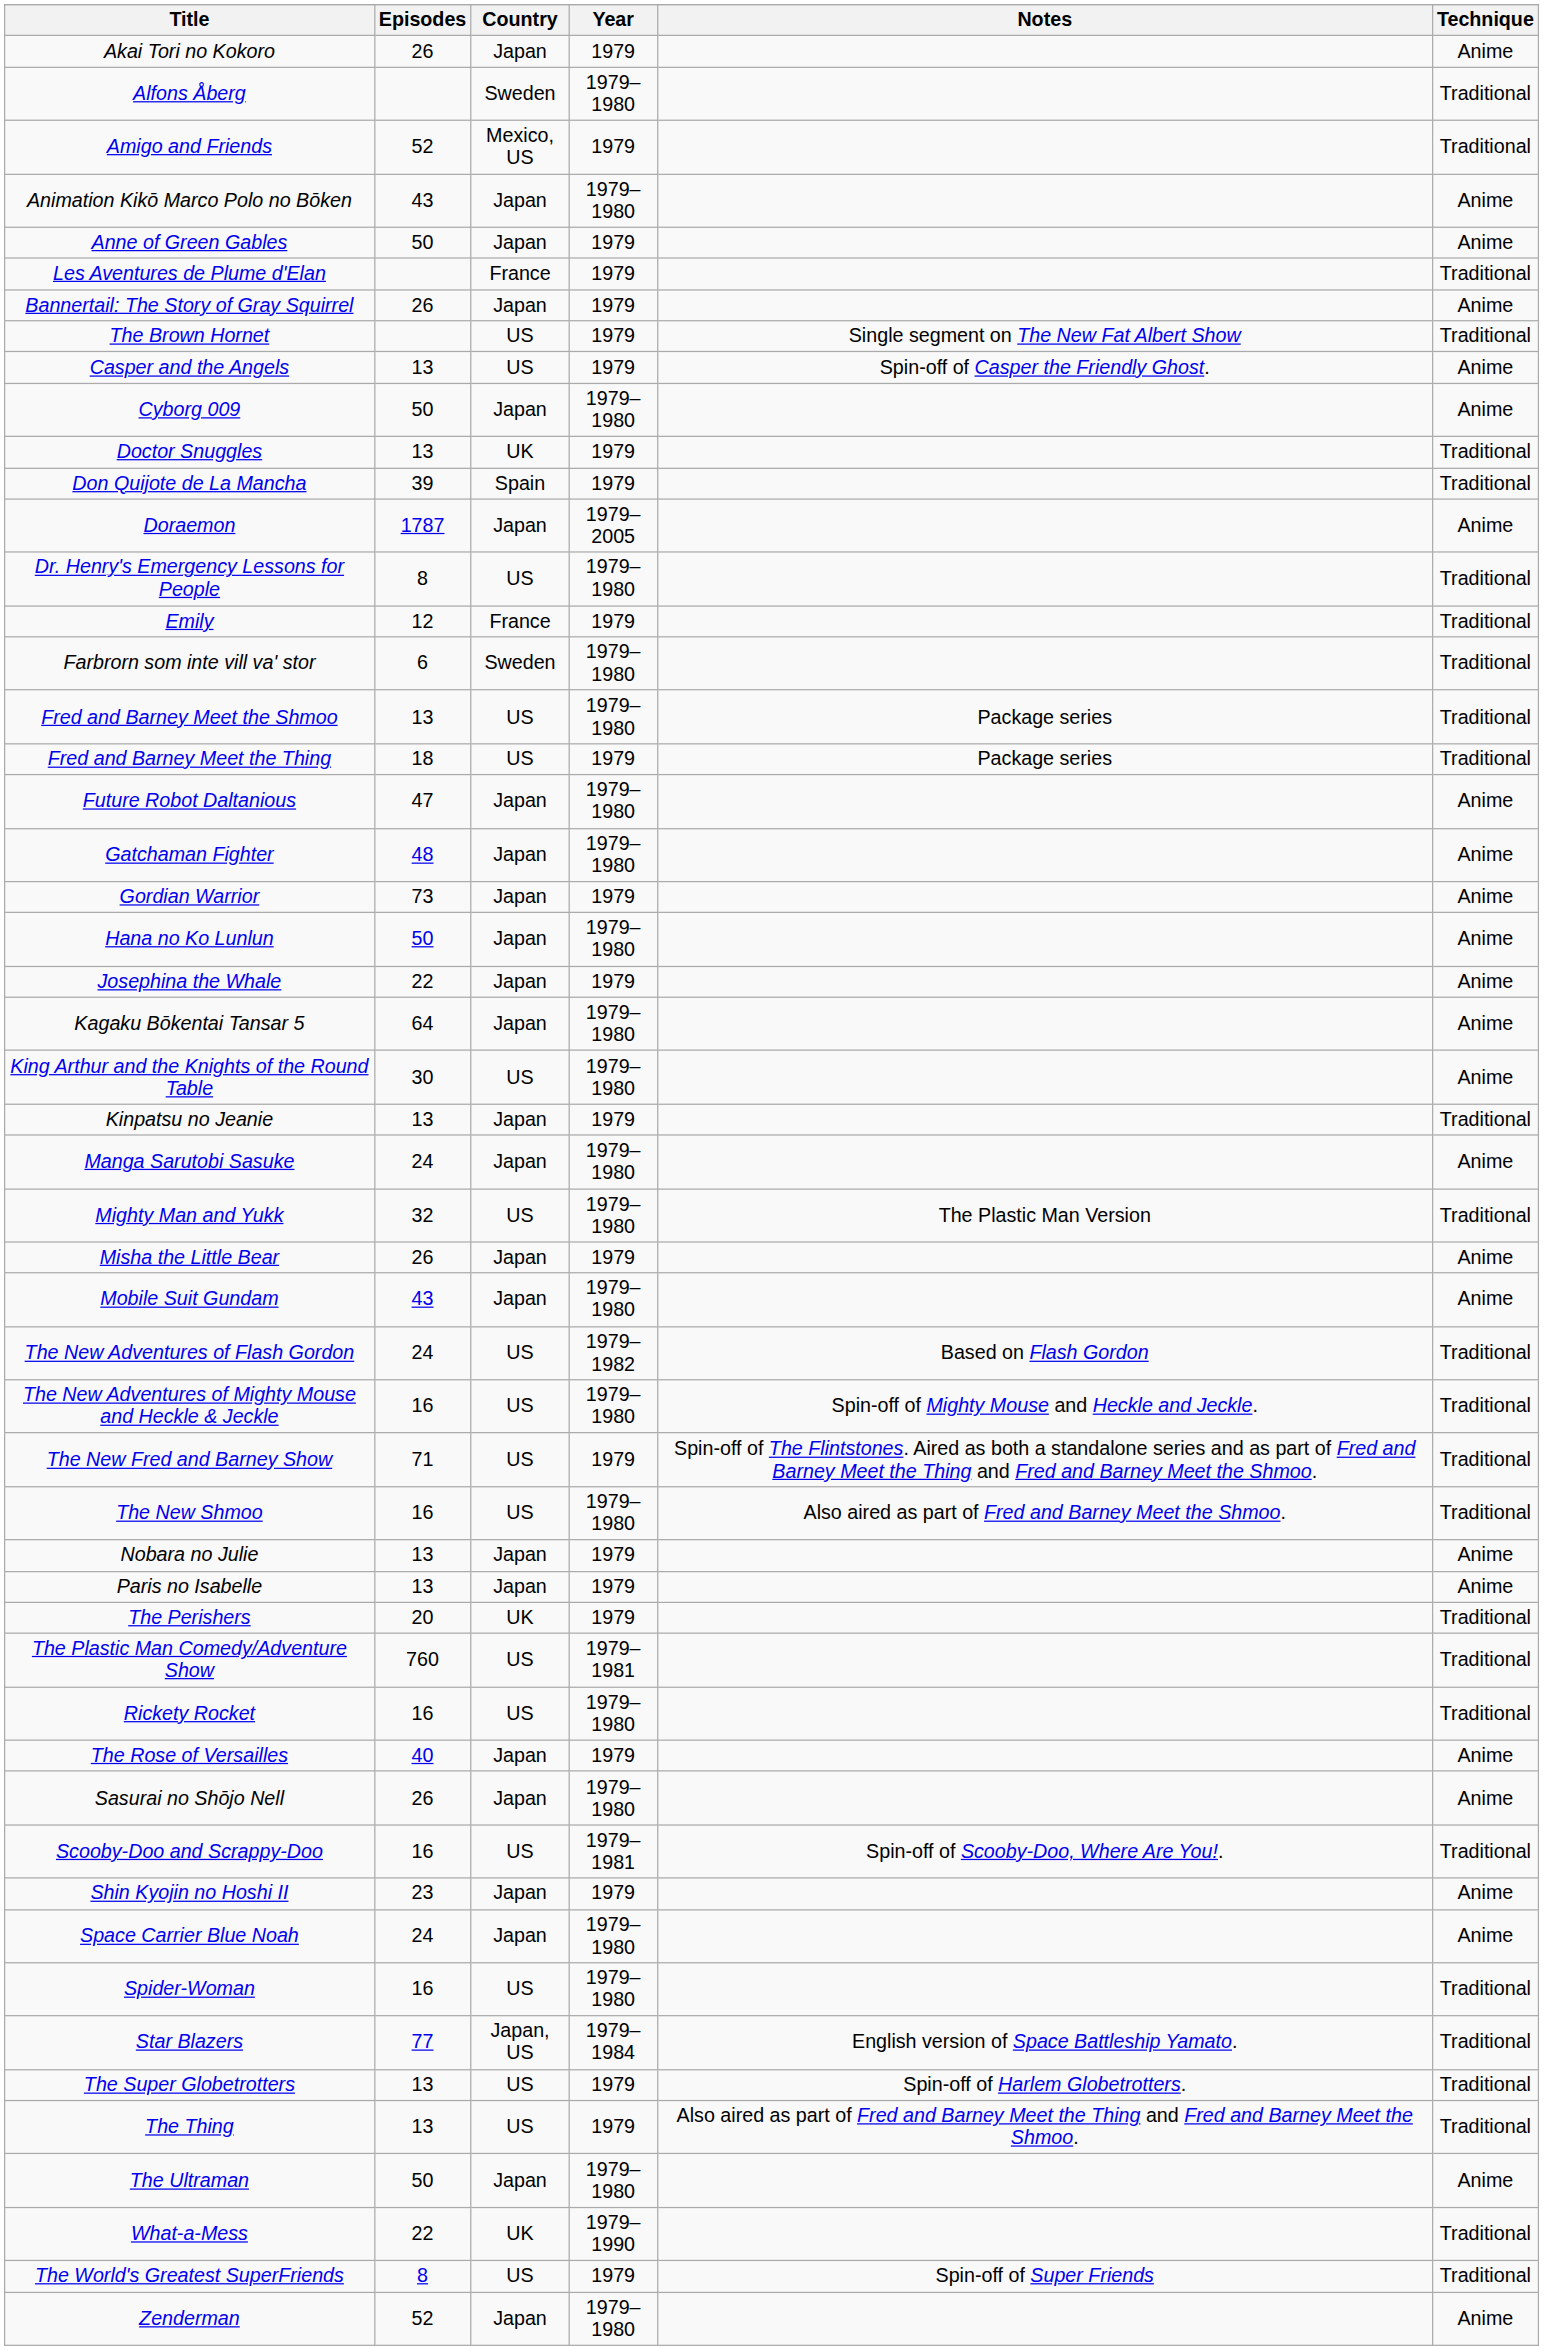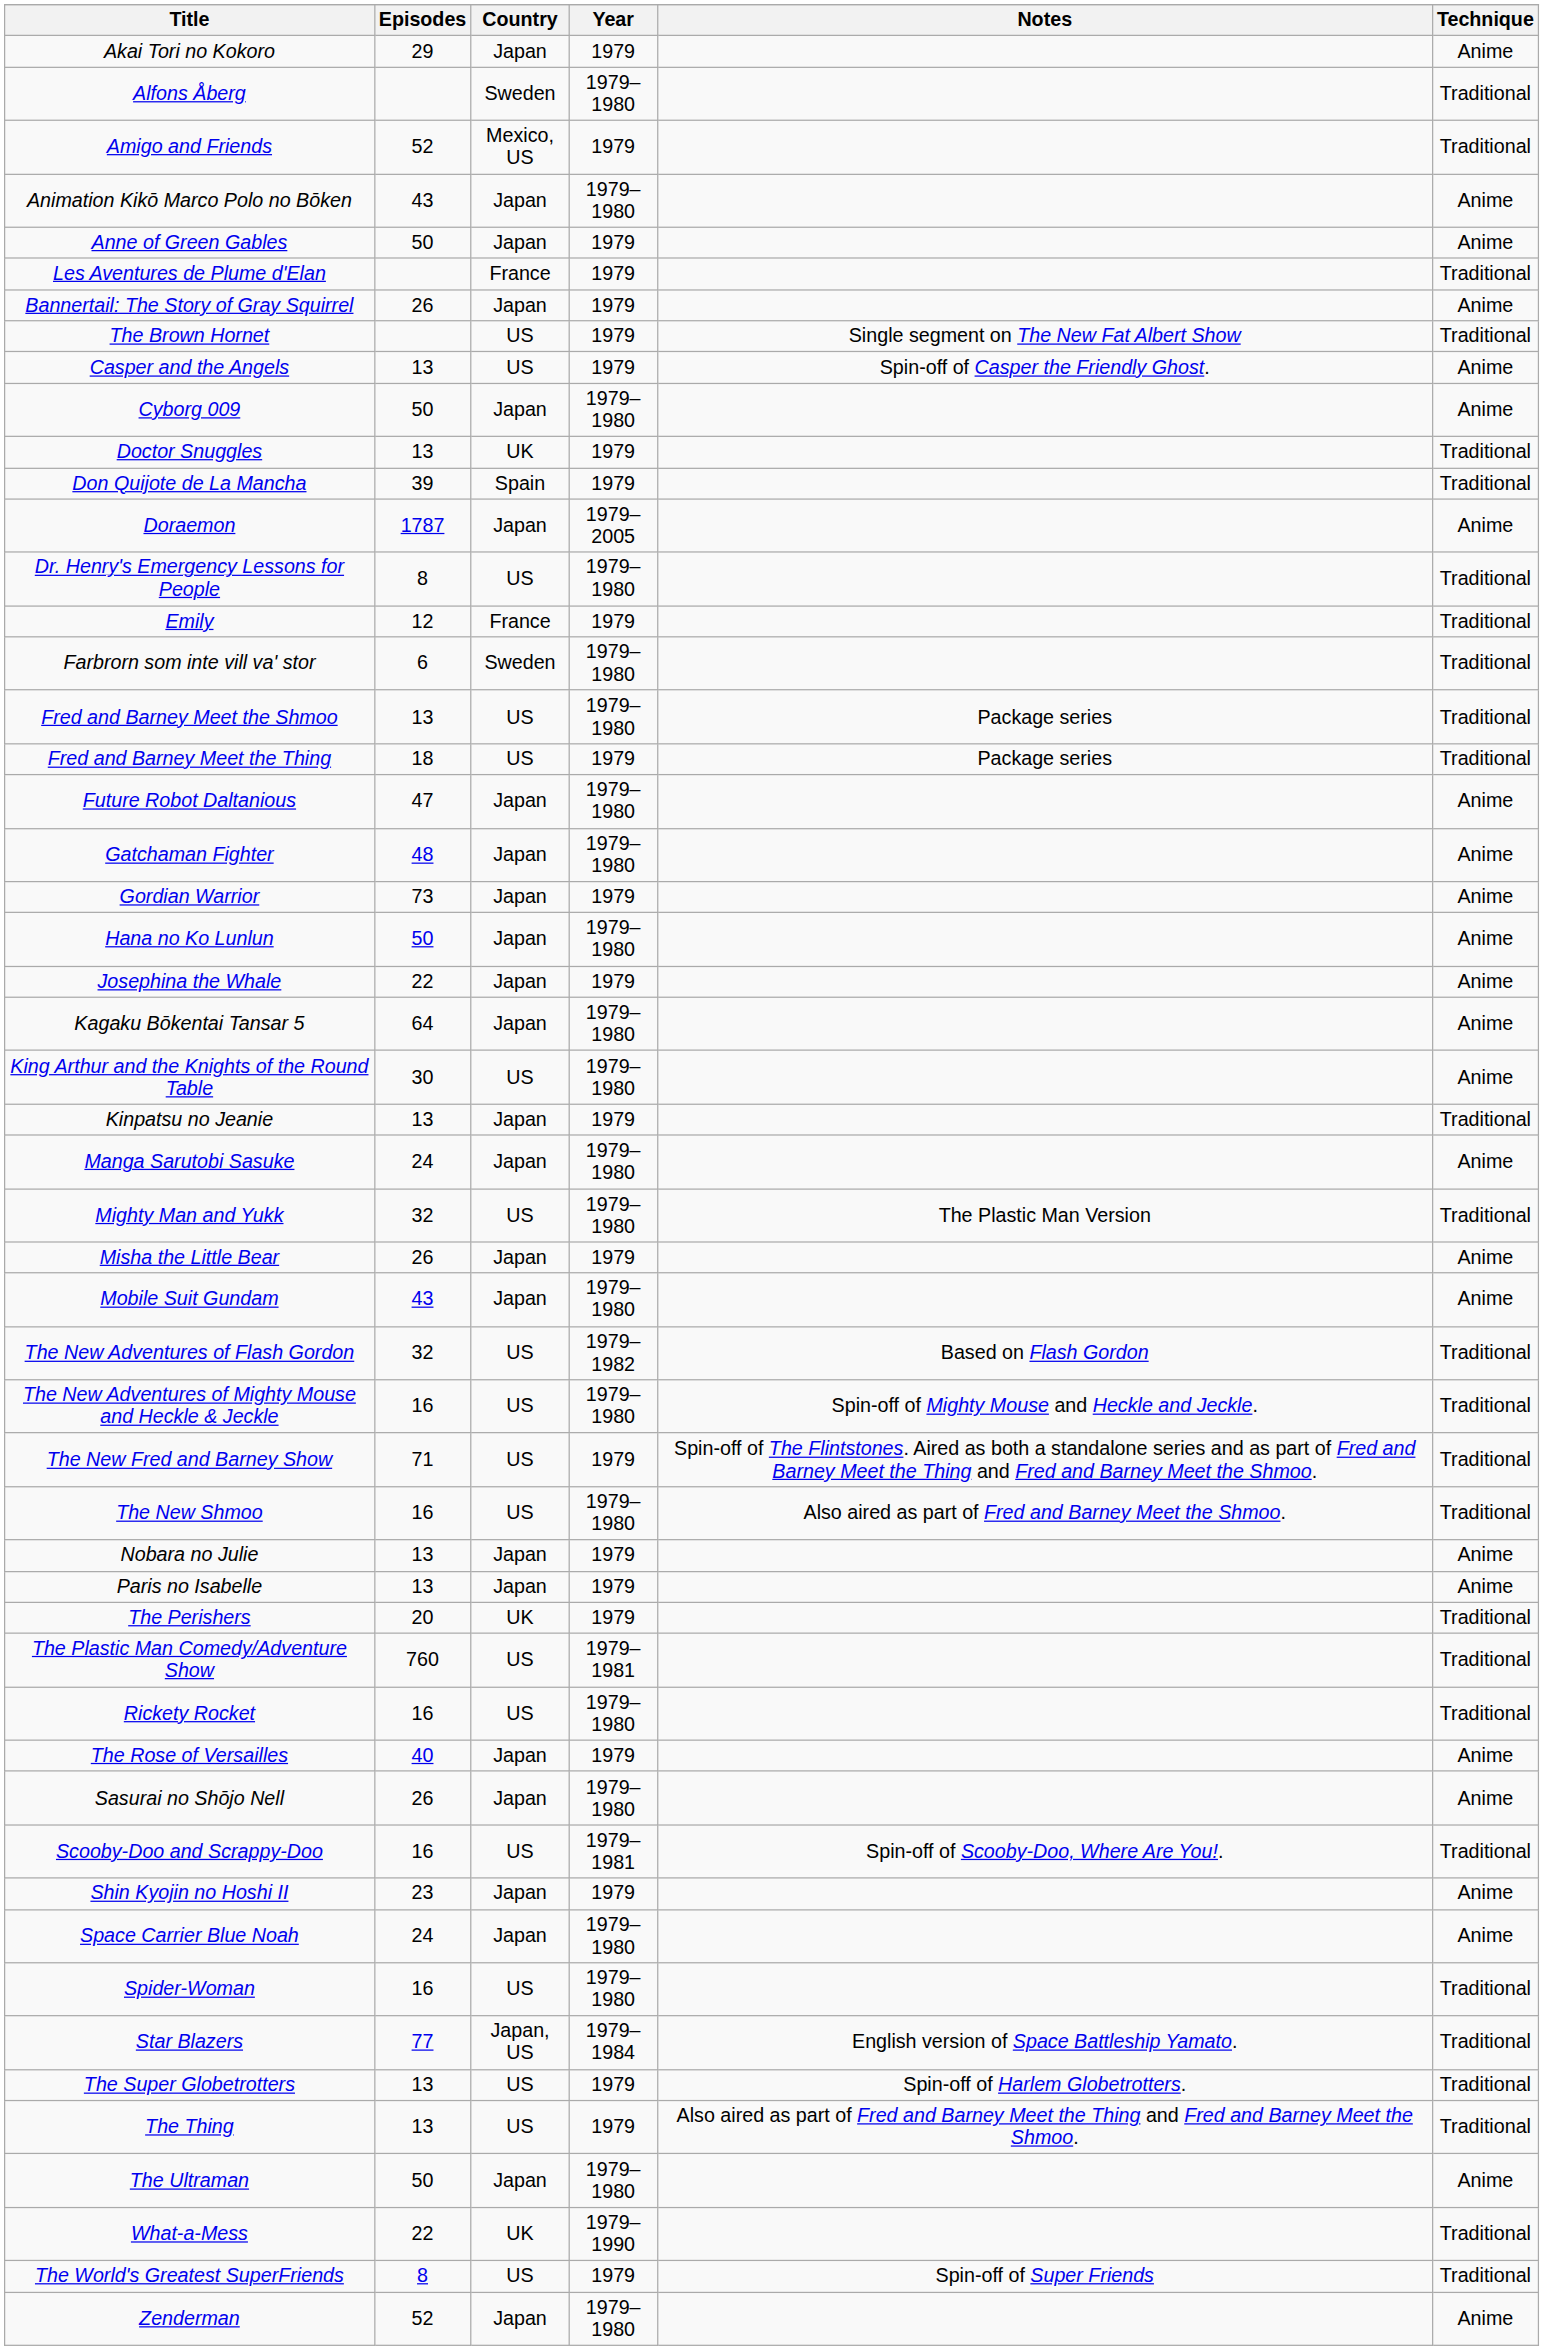(423, 51) 26 -> (423, 51) 29
(423, 1352) 24 -> (423, 1352) 32
